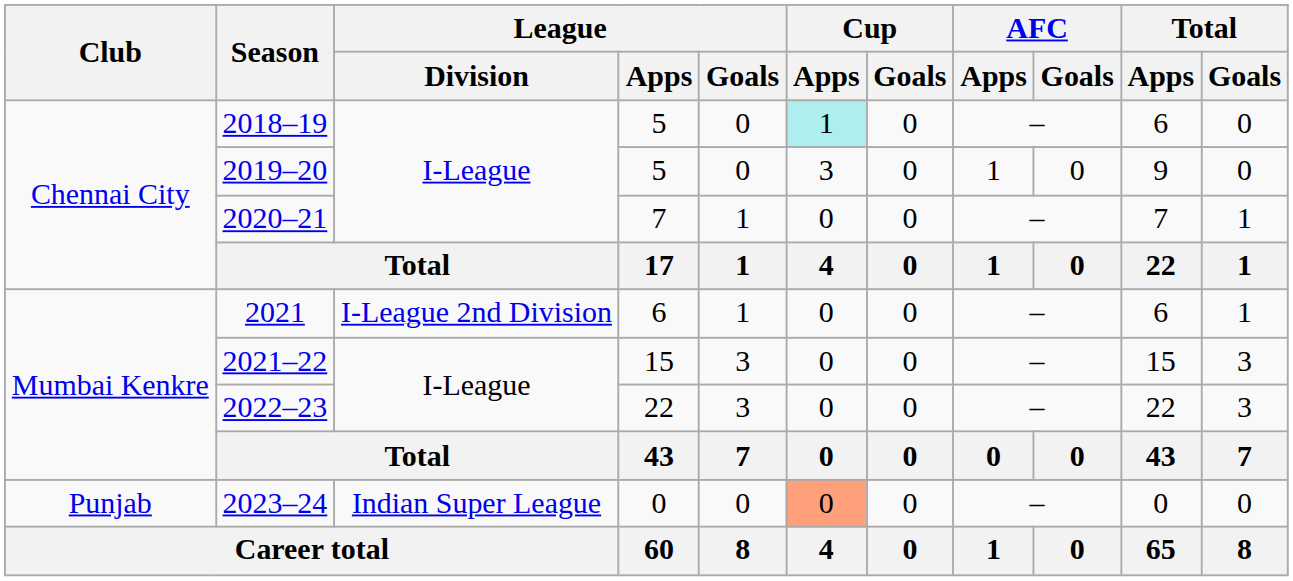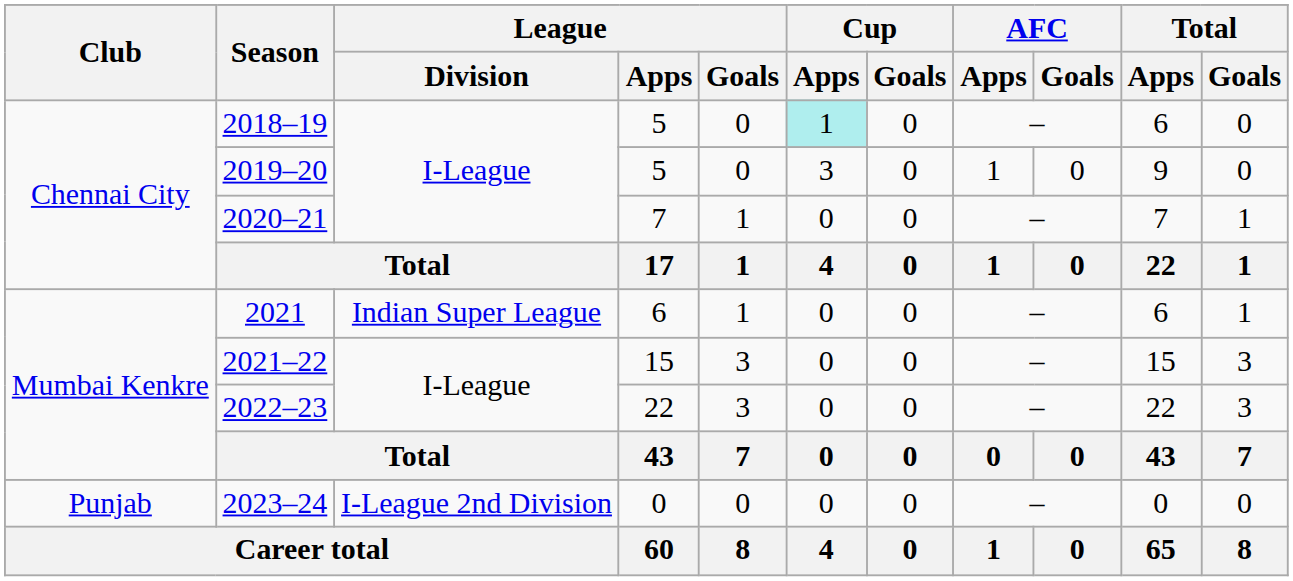(477, 312) I-League 2nd Division -> (476, 312) Indian Super League
(476, 502) Indian Super League -> (477, 502) I-League 2nd Division
(826, 502) lightsalmon background -> (826, 502) no background
